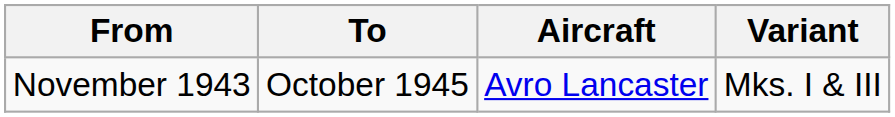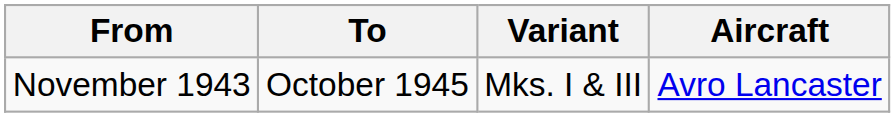columns swapped: (596, 31) <-> (803, 31)
